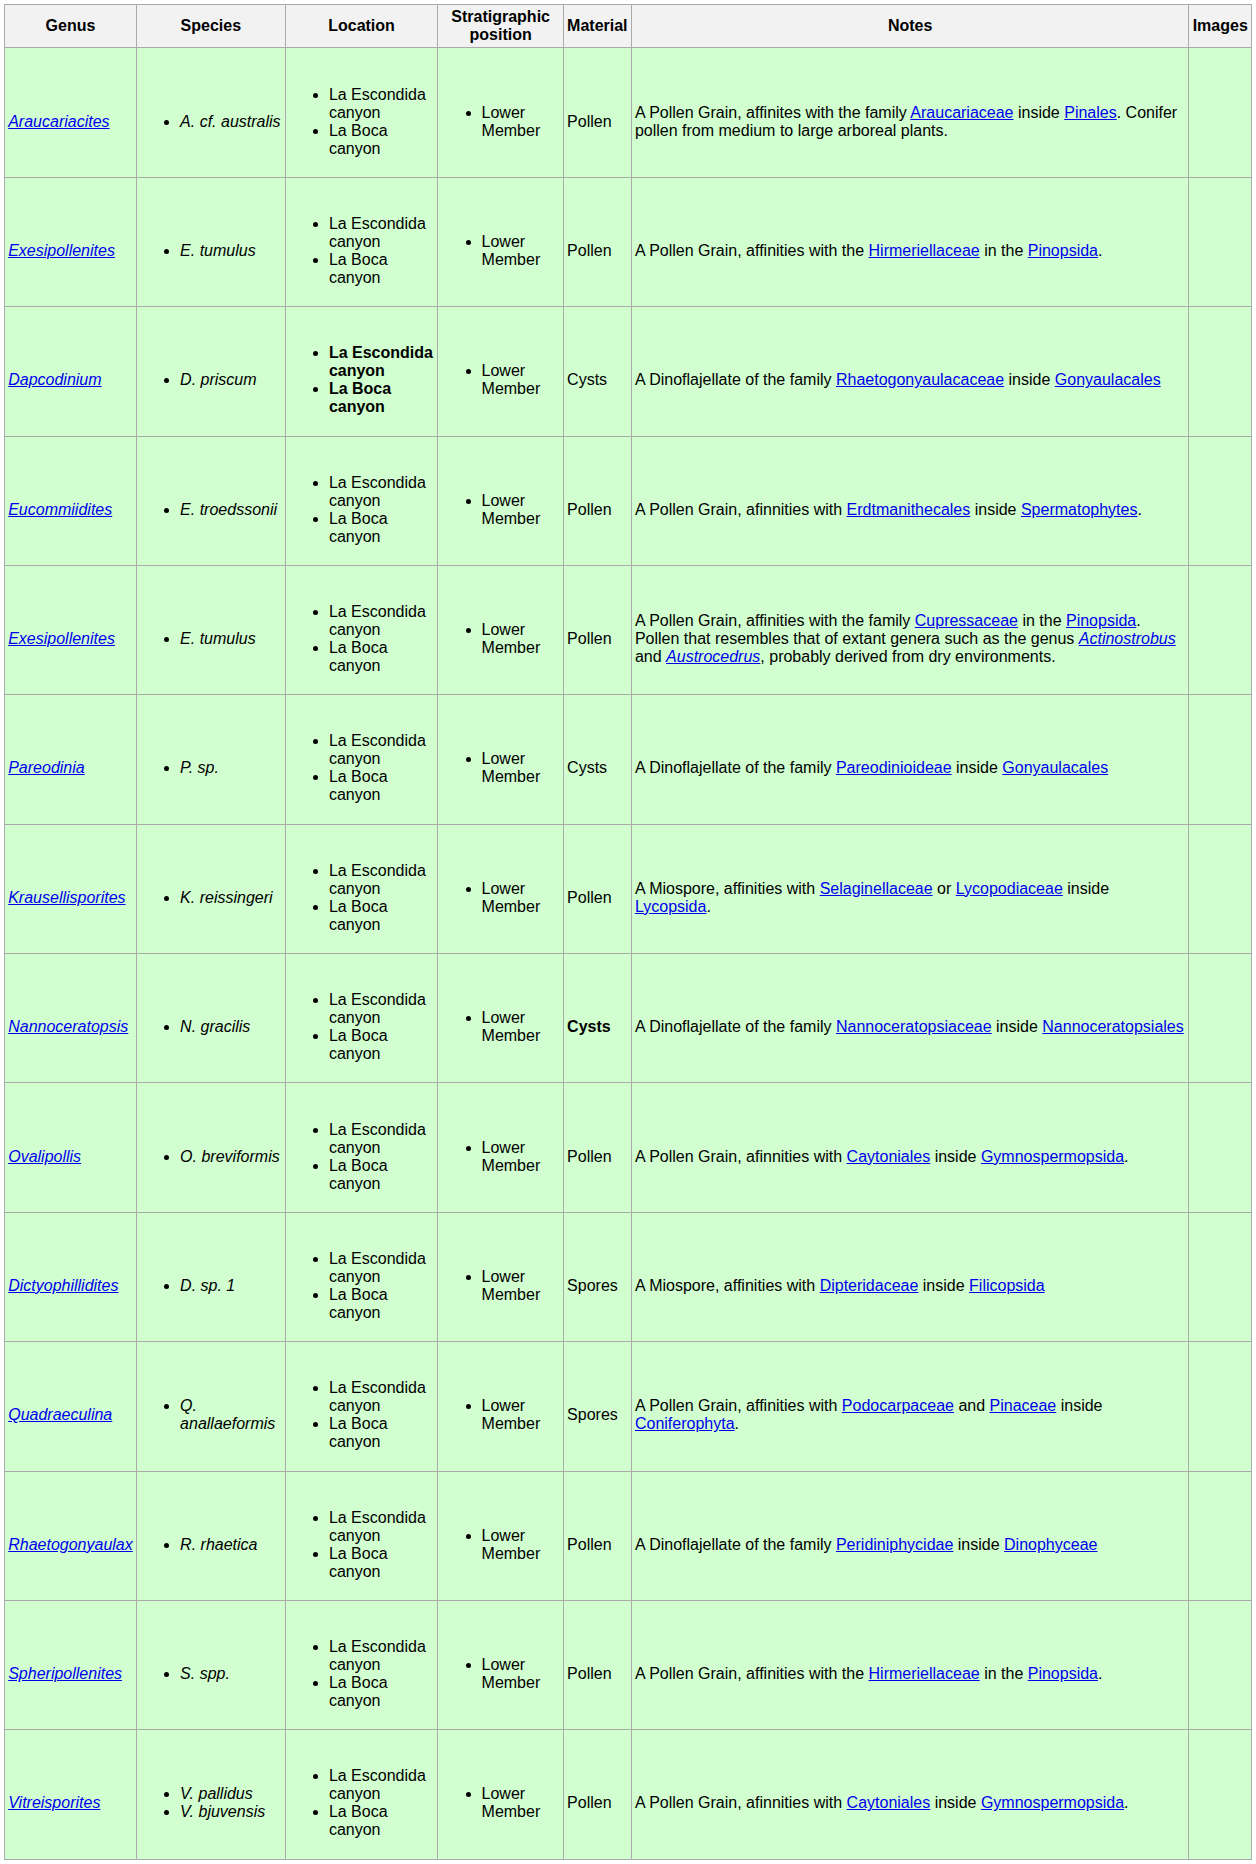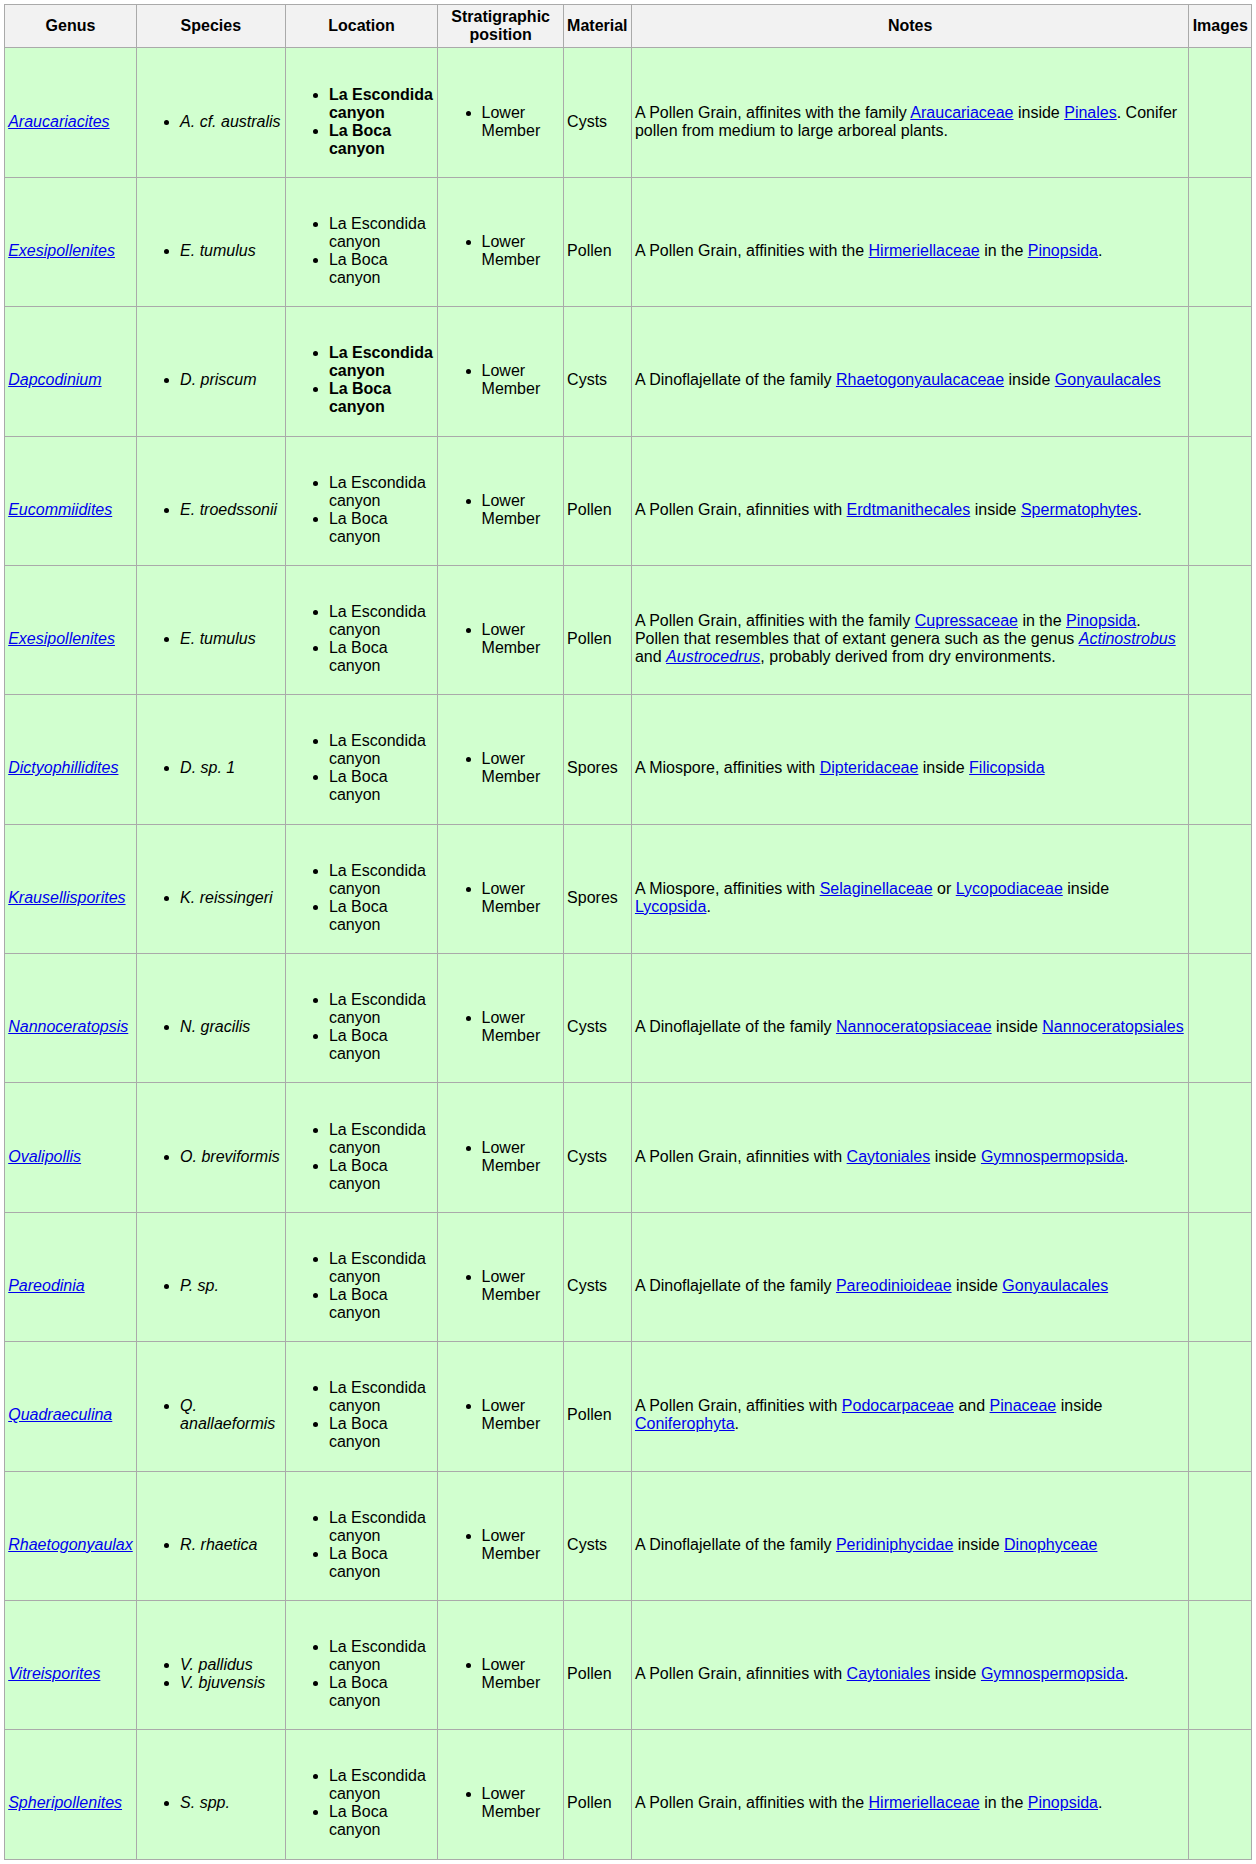(362, 122) normal -> (362, 122) bold
(589, 121) Pollen -> (587, 121) Cysts
rows swapped: (63, 1285) <-> (46, 768)
(589, 897) Pollen -> (592, 897) Spores
(589, 1027) bold -> (587, 1027) normal
(589, 1156) Pollen -> (587, 1156) Cysts
(592, 1415) Spores -> (589, 1415) Pollen
(589, 1544) Pollen -> (587, 1544) Cysts
rows swapped: (65, 1674) <-> (54, 1803)
